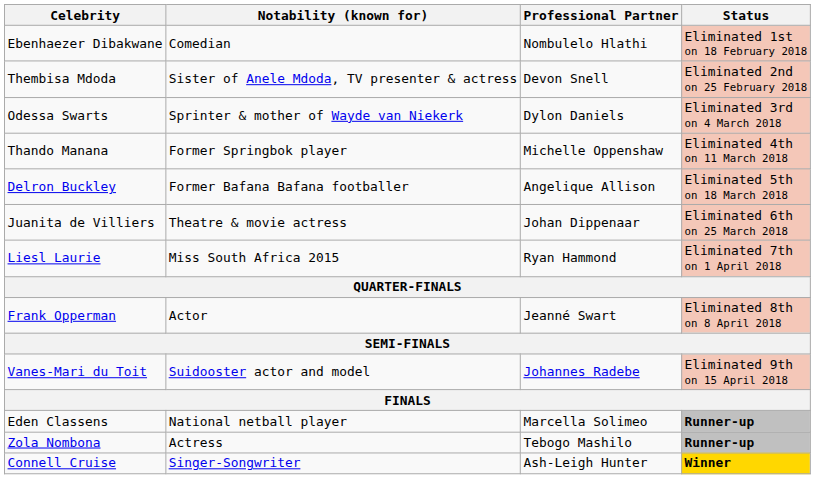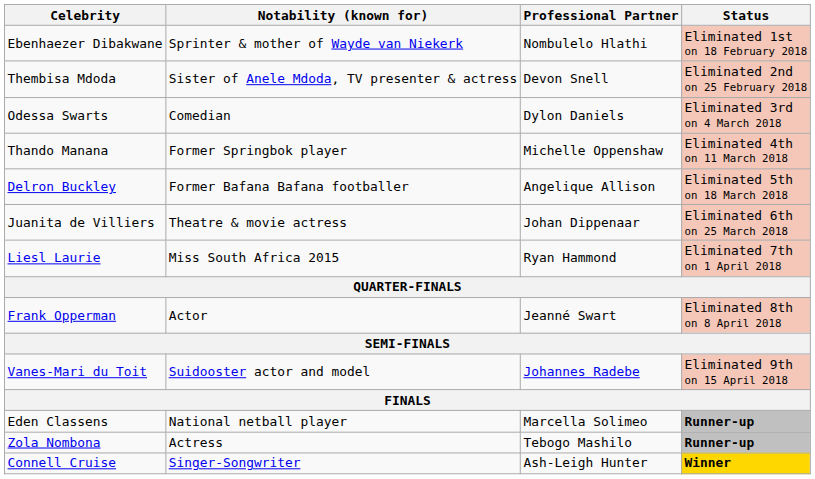(200, 43) Comedian -> (316, 43) Sprinter & mother of Wayde van Niekerk
(316, 115) Sprinter & mother of Wayde van Niekerk -> (200, 115) Comedian
